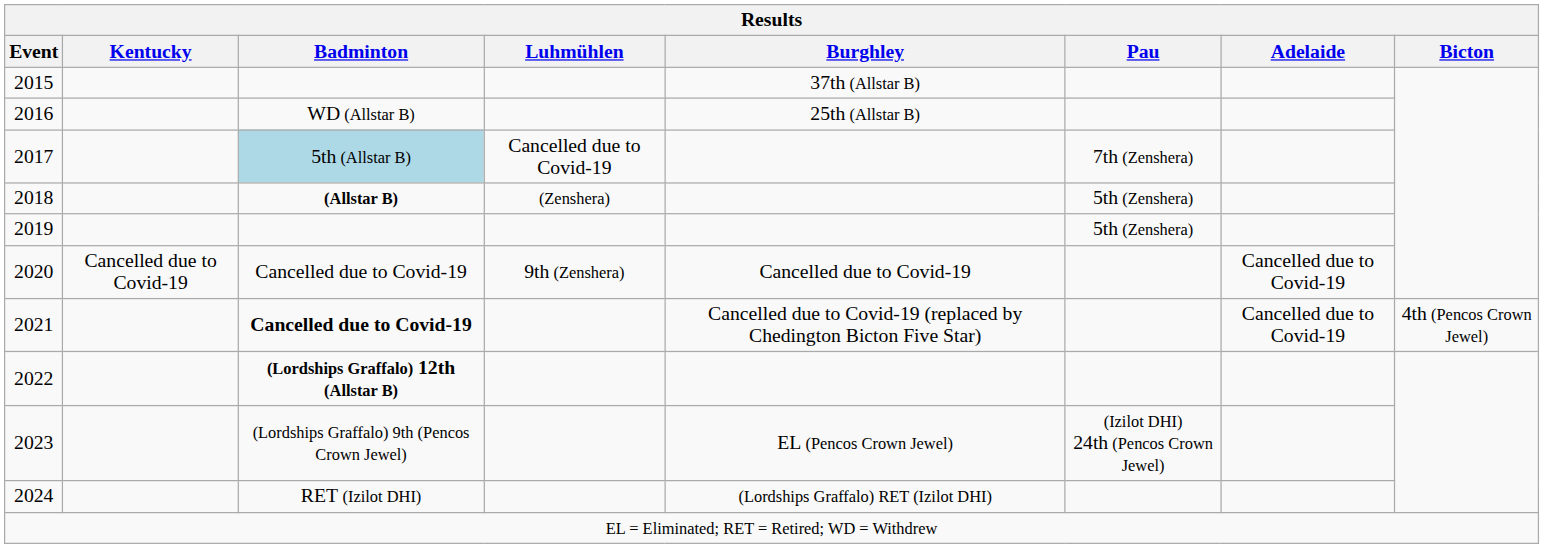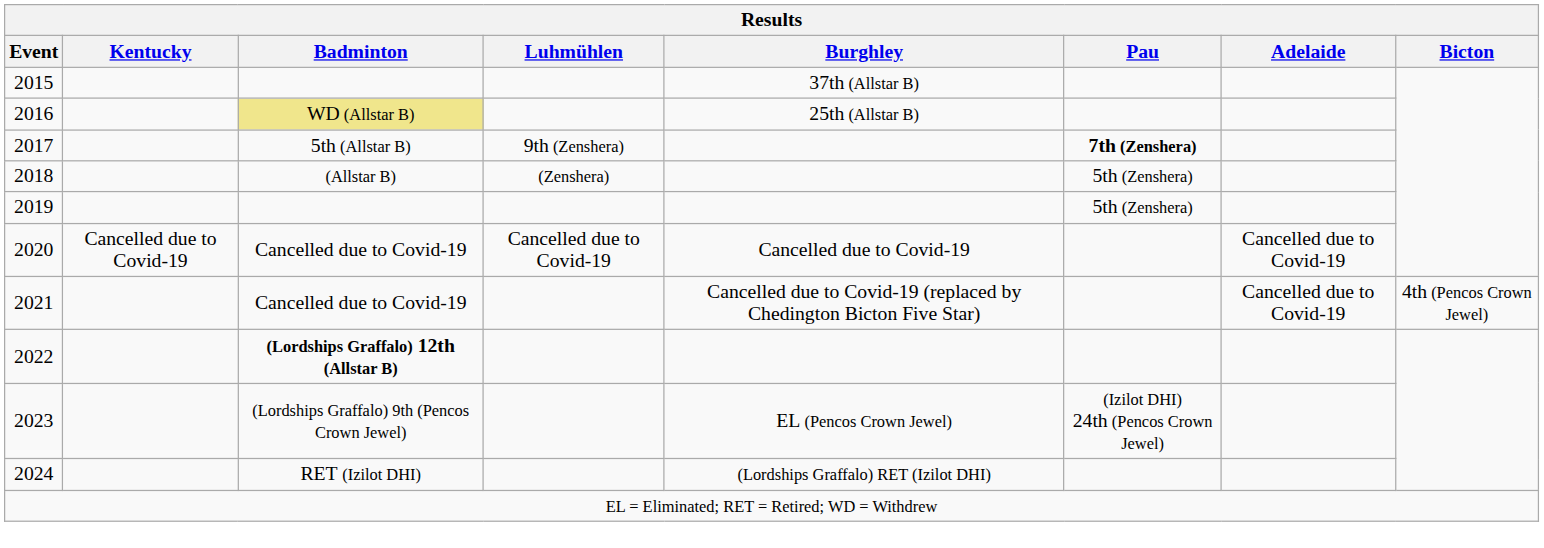(361, 113) no background -> (361, 113) khaki background
(361, 156) lightblue background -> (361, 144) no background
(574, 156) Cancelled due to Covid-19 -> (574, 144) 9th (Zenshera)
(1143, 156) normal -> (1143, 144) bold
(361, 198) bold -> (361, 177) normal
(574, 271) 9th (Zenshera) -> (574, 249) Cancelled due to Covid-19
(361, 325) bold -> (361, 303) normal
